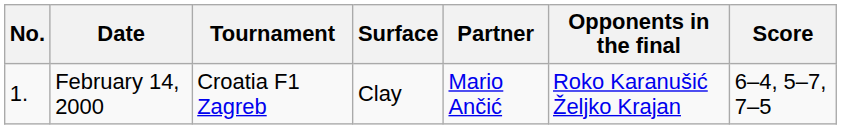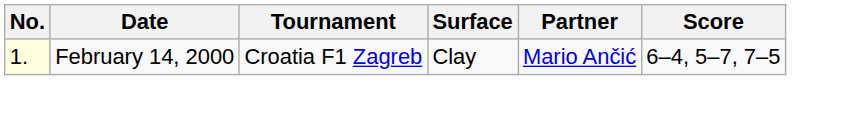- column: (639, 34)
(19, 93) no background -> (19, 56) lightyellow background
